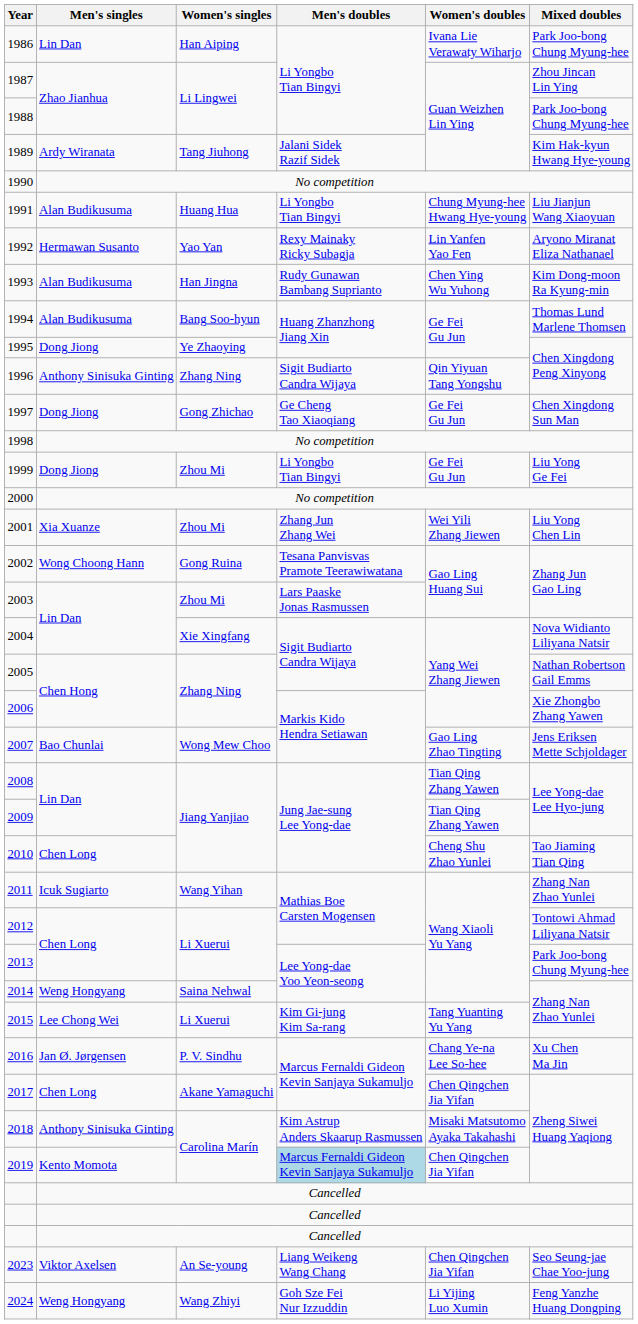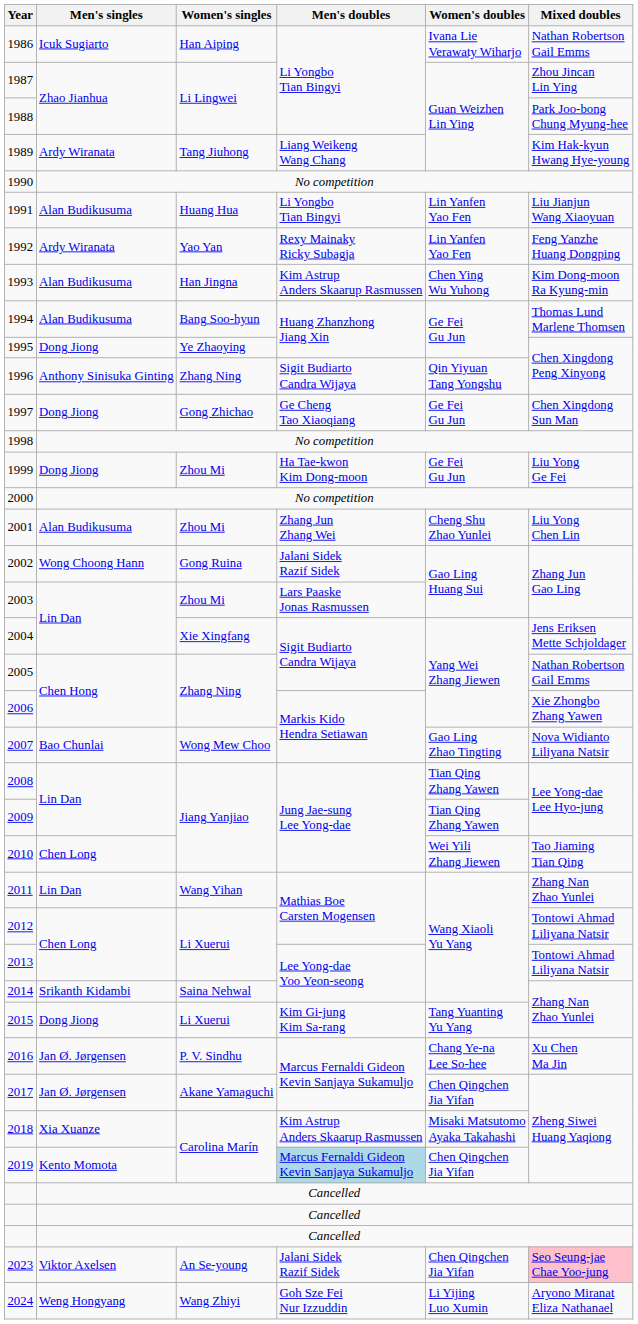(60, 44) Lin Dan -> (74, 44) Icuk Sugiarto
(581, 44) Park Joo-bong Chung Myung-hee -> (578, 44) Nathan Robertson Gail Emms
(311, 152) Jalani Sidek Razif Sidek -> (319, 152) Liang Weikeng Wang Chang
(477, 210) Chung Myung-hee Hwang Hye-young -> (457, 210) Lin Yanfen Yao Fen
(89, 246) Hermawan Susanto -> (77, 246) Ardy Wiranata
(574, 246) Aryono Miranat Eliza Nathanael -> (576, 246) Feng Yanzhe Huang Dongping
(331, 282) Rudy Gunawan Bambang Suprianto -> (351, 282) Kim Astrup Anders Skaarup Rasmussen
(310, 470) Li Yongbo Tian Bingyi -> (323, 470) Ha Tae-kwon Kim Dong-moon
(69, 527) Xia Xuanze -> (85, 527) Alan Budikusuma
(464, 527) Wei Yili Zhang Jiewen -> (460, 527) Cheng Shu Zhao Yunlei
(341, 563) Tesana Panvisvas Pramote Teerawiwatana -> (311, 563) Jalani Sidek Razif Sidek
(571, 636) Nova Widianto Liliyana Natsir -> (579, 636) Jens Eriksen Mette Schjoldager
(579, 745) Jens Eriksen Mette Schjoldager -> (571, 745) Nova Widianto Liliyana Natsir
(460, 854) Cheng Shu Zhao Yunlei -> (464, 854) Wei Yili Zhang Jiewen
(74, 890) Icuk Sugiarto -> (60, 890) Lin Dan
(581, 962) Park Joo-bong Chung Myung-hee -> (573, 962) Tontowi Ahmad Liliyana Natsir
(82, 991) Weng Hongyang -> (85, 991) Srikanth Kidambi
(79, 1020) Lee Chong Wei -> (69, 1020) Dong Jiong
(68, 1092) Chen Long -> (83, 1092) Jan Ø. Jørgensen
(106, 1129) Anthony Sinisuka Ginting -> (69, 1129) Xia Xuanze
(319, 1265) Liang Weikeng Wang Chang -> (311, 1265) Jalani Sidek Razif Sidek
(571, 1265) no background -> (570, 1265) pink background
(577, 1301) Feng Yanzhe Huang Dongping -> (573, 1301) Aryono Miranat Eliza Nathanael
